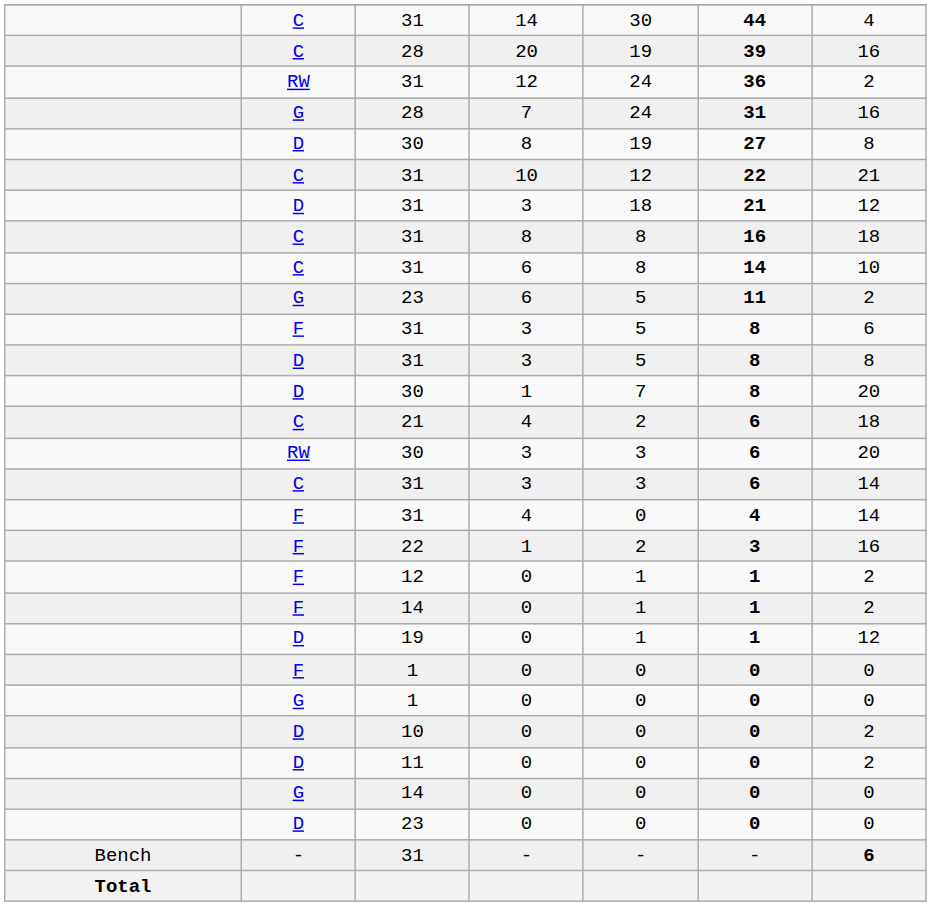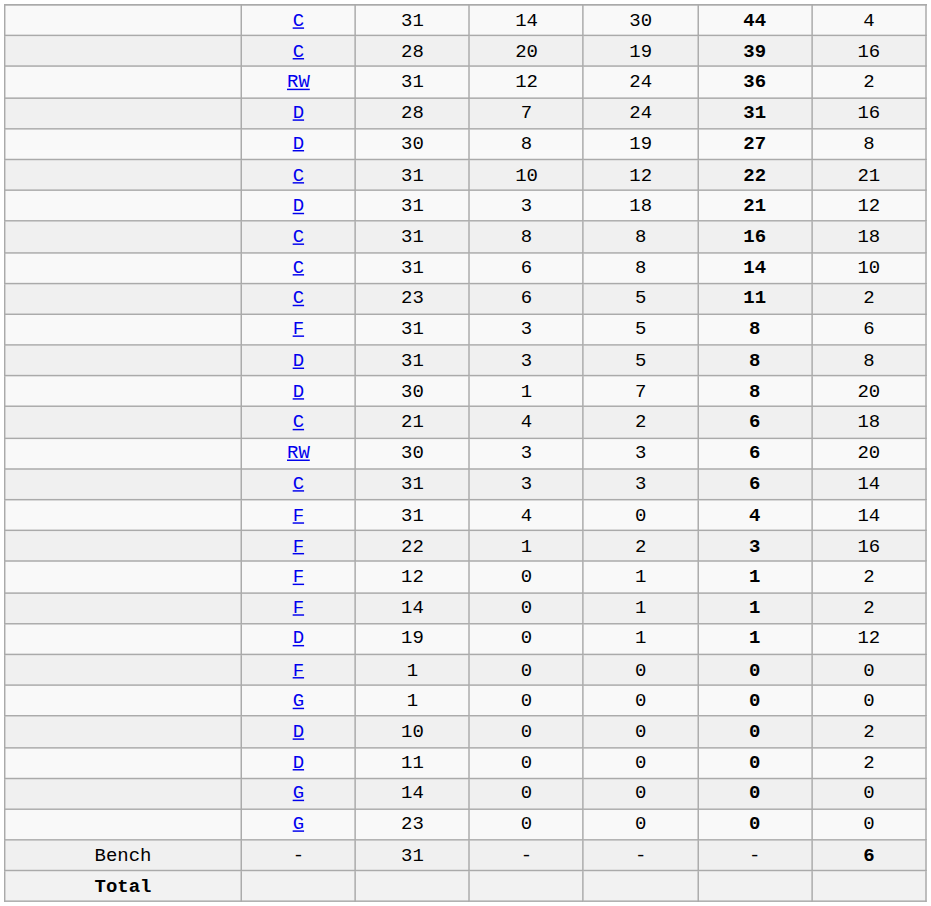(298, 113) G -> (298, 113) D
(298, 299) G -> (298, 299) C
(298, 824) D -> (298, 824) G
